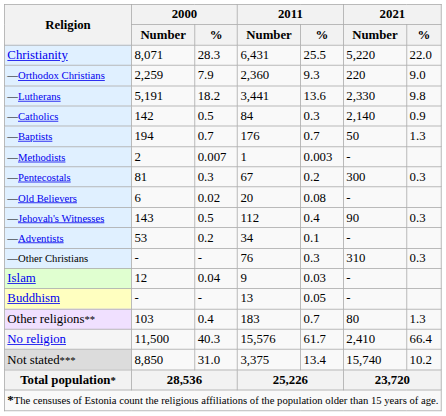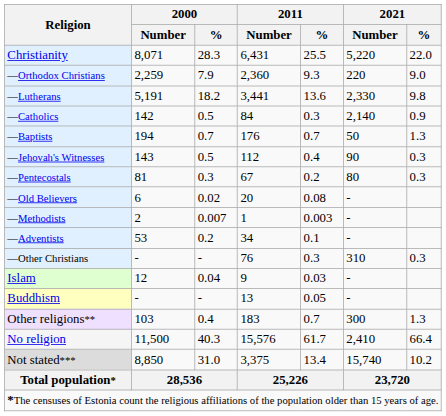rows swapped: (56, 218) <-> (36, 157)
(356, 177) 300 -> (353, 177) 80
(353, 319) 80 -> (356, 319) 300
